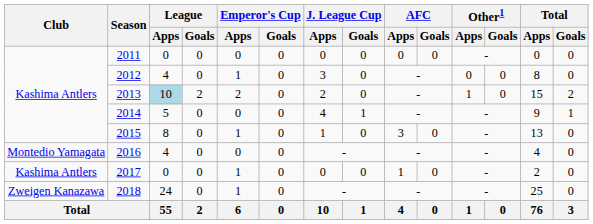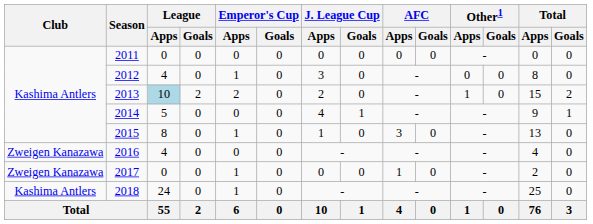(56, 152) Montedio Yamagata -> (55, 152) Zweigen Kanazawa
(56, 171) Kashima Antlers -> (55, 171) Zweigen Kanazawa
(56, 190) Zweigen Kanazawa -> (55, 190) Kashima Antlers
